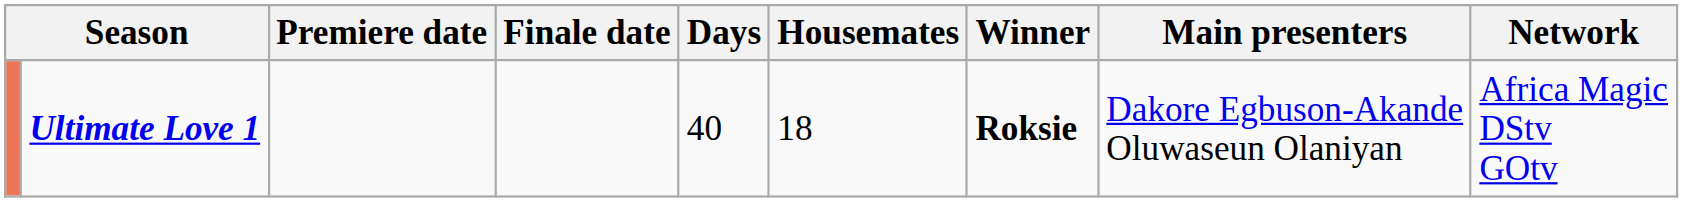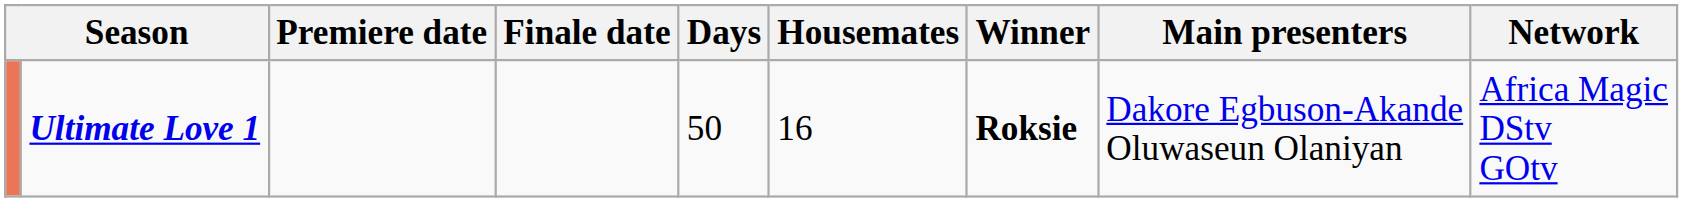(704, 127) 40 -> (704, 127) 50
(795, 127) 18 -> (795, 127) 16
